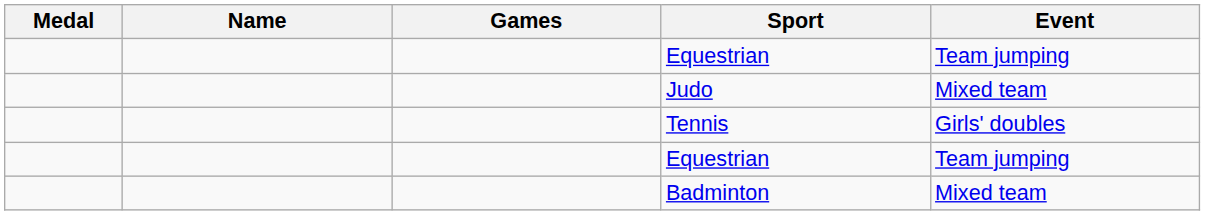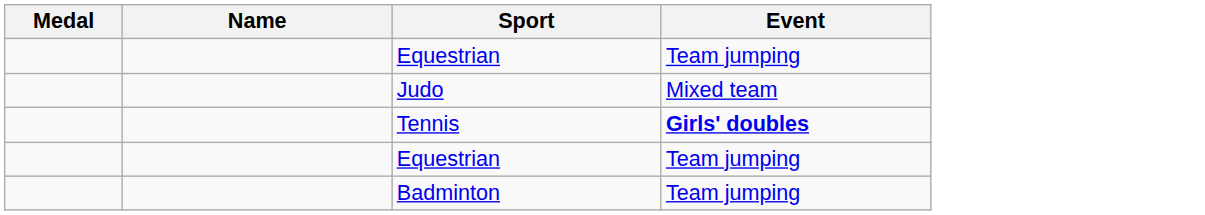- column: (526, 21)
(1000, 124) normal -> (738, 124) bold
(991, 192) Mixed team -> (733, 192) Team jumping
